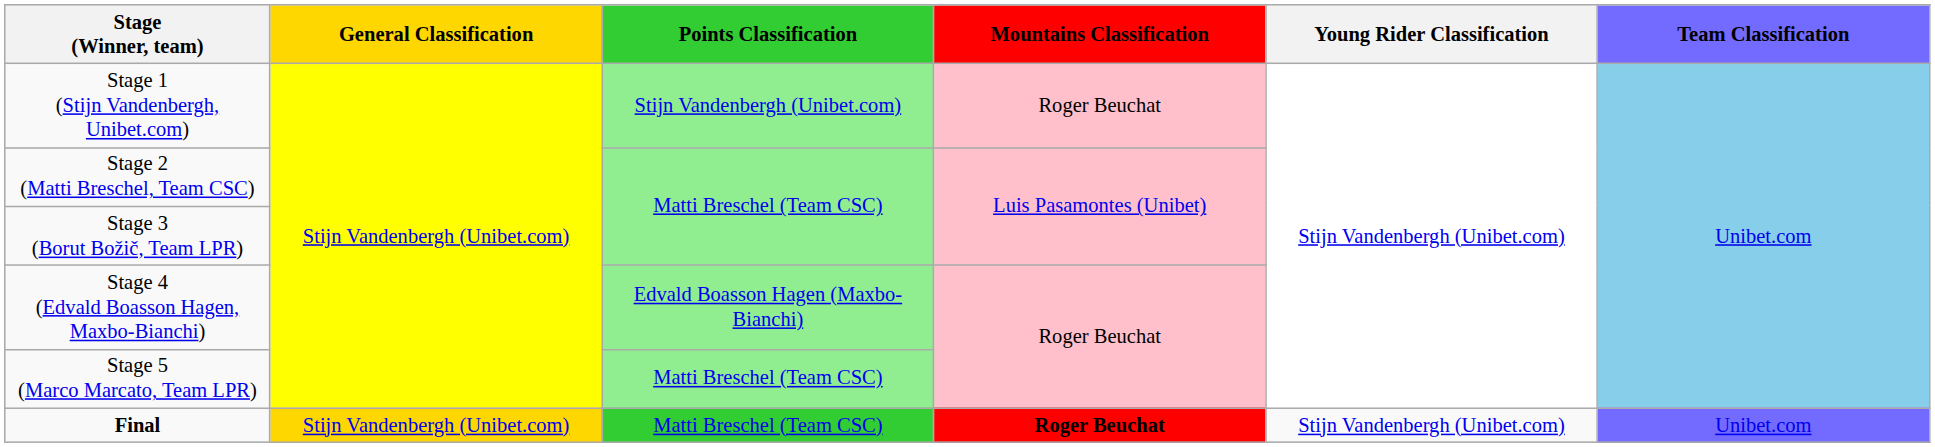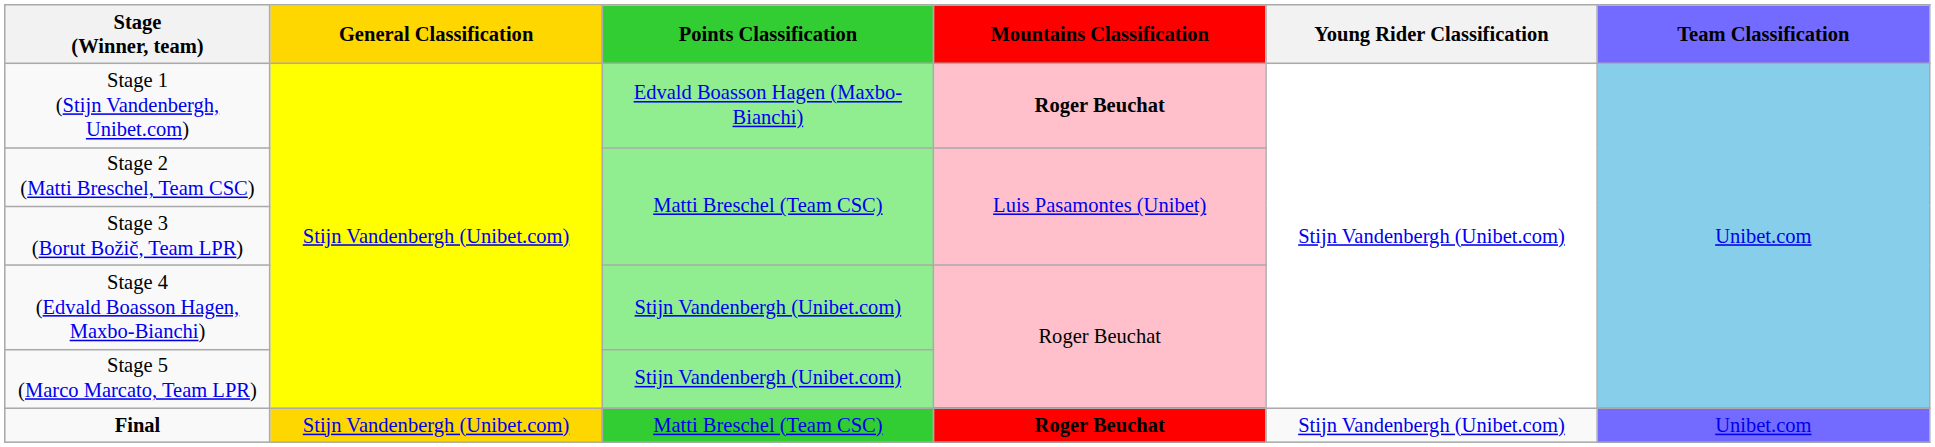(768, 105) Stijn Vandenbergh (Unibet.com) -> (768, 105) Edvald Boasson Hagen (Maxbo-Bianchi)
(1100, 105) normal -> (1100, 105) bold
(768, 307) Edvald Boasson Hagen (Maxbo-Bianchi) -> (768, 307) Stijn Vandenbergh (Unibet.com)
(768, 378) Matti Breschel (Team CSC) -> (768, 378) Stijn Vandenbergh (Unibet.com)
